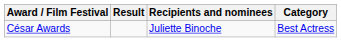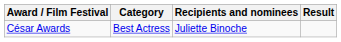columns swapped: (306, 12) <-> (129, 12)
